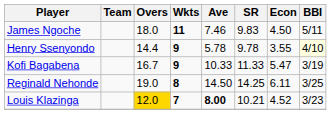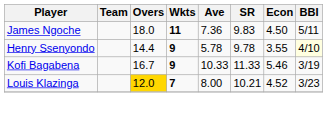(215, 30) 7.46 -> (211, 30) 7.36
(281, 65) 5.47 -> (277, 65) 5.46
- row: (53, 83)
(215, 100) bold -> (211, 83) normal
